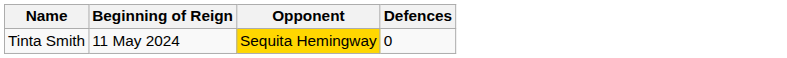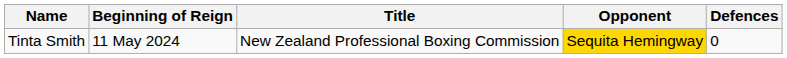+ column: (400, 16)
